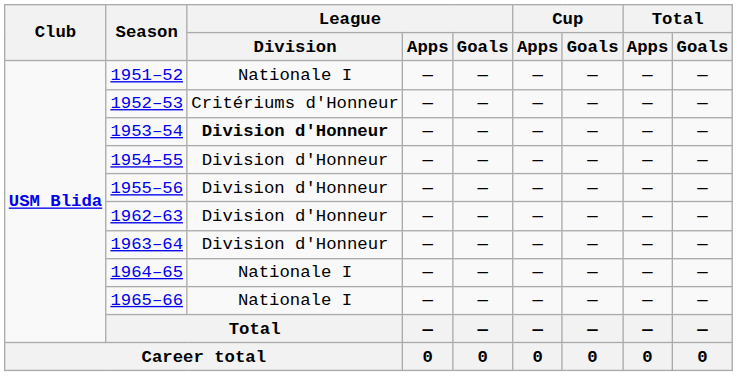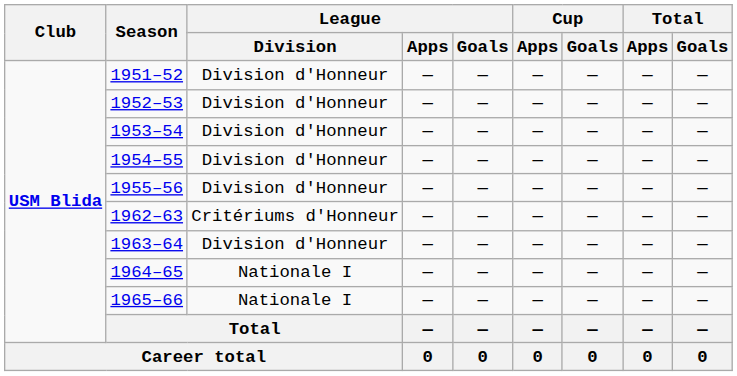(295, 75) Nationale I -> (295, 75) Division d'Honneur
(295, 103) Critériums d'Honneur -> (295, 103) Division d'Honneur
(295, 131) bold -> (295, 131) normal
(295, 216) Division d'Honneur -> (295, 216) Critériums d'Honneur
